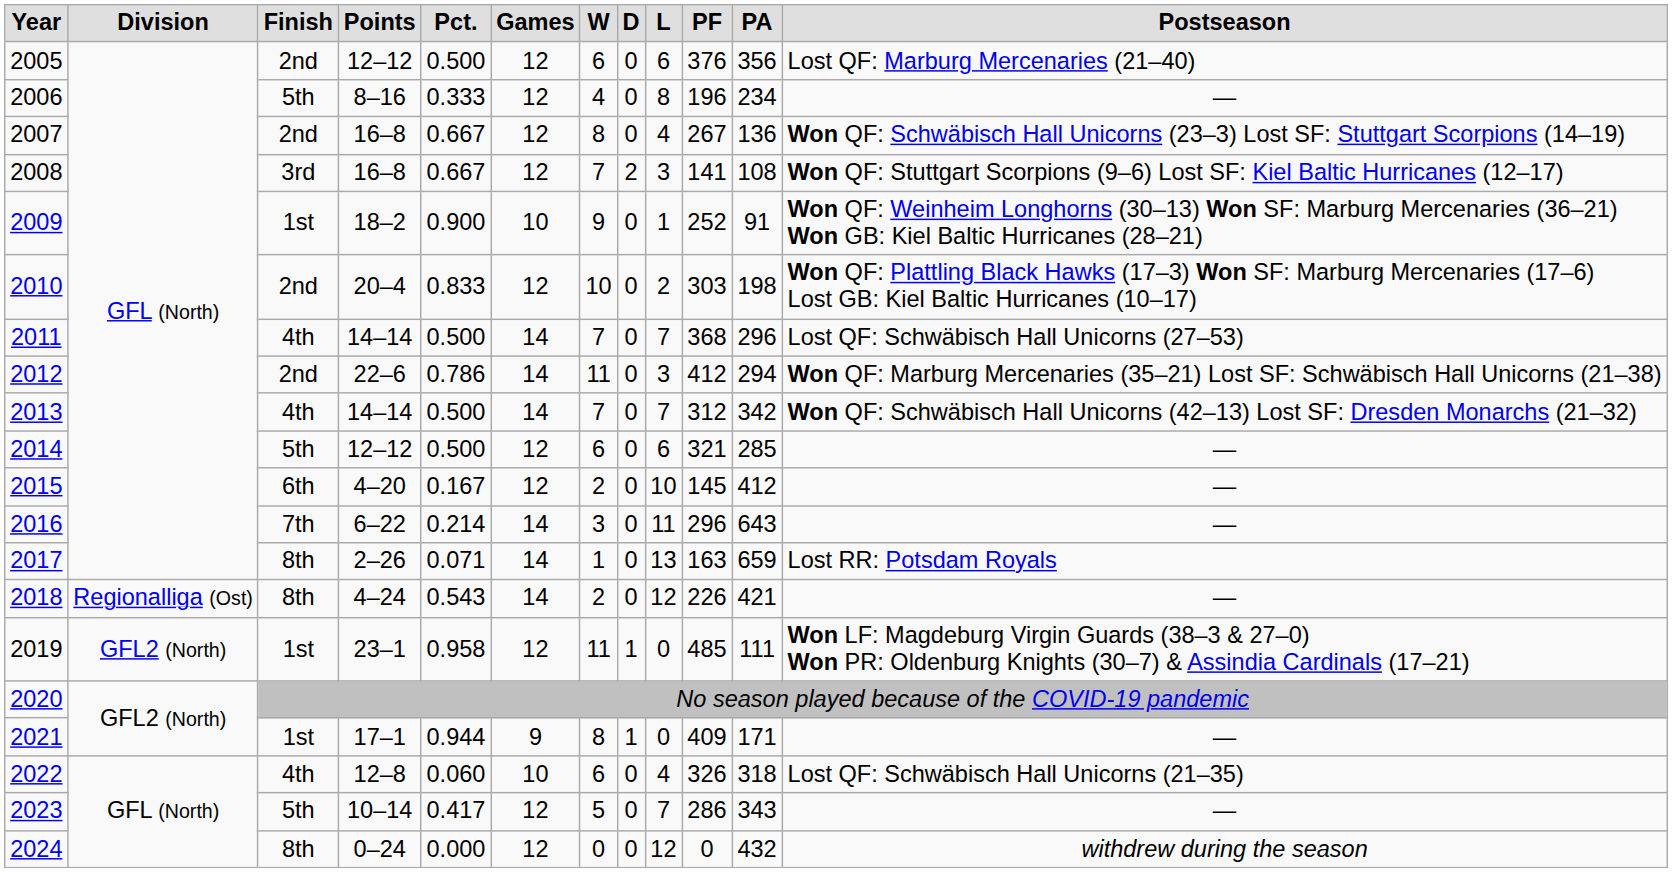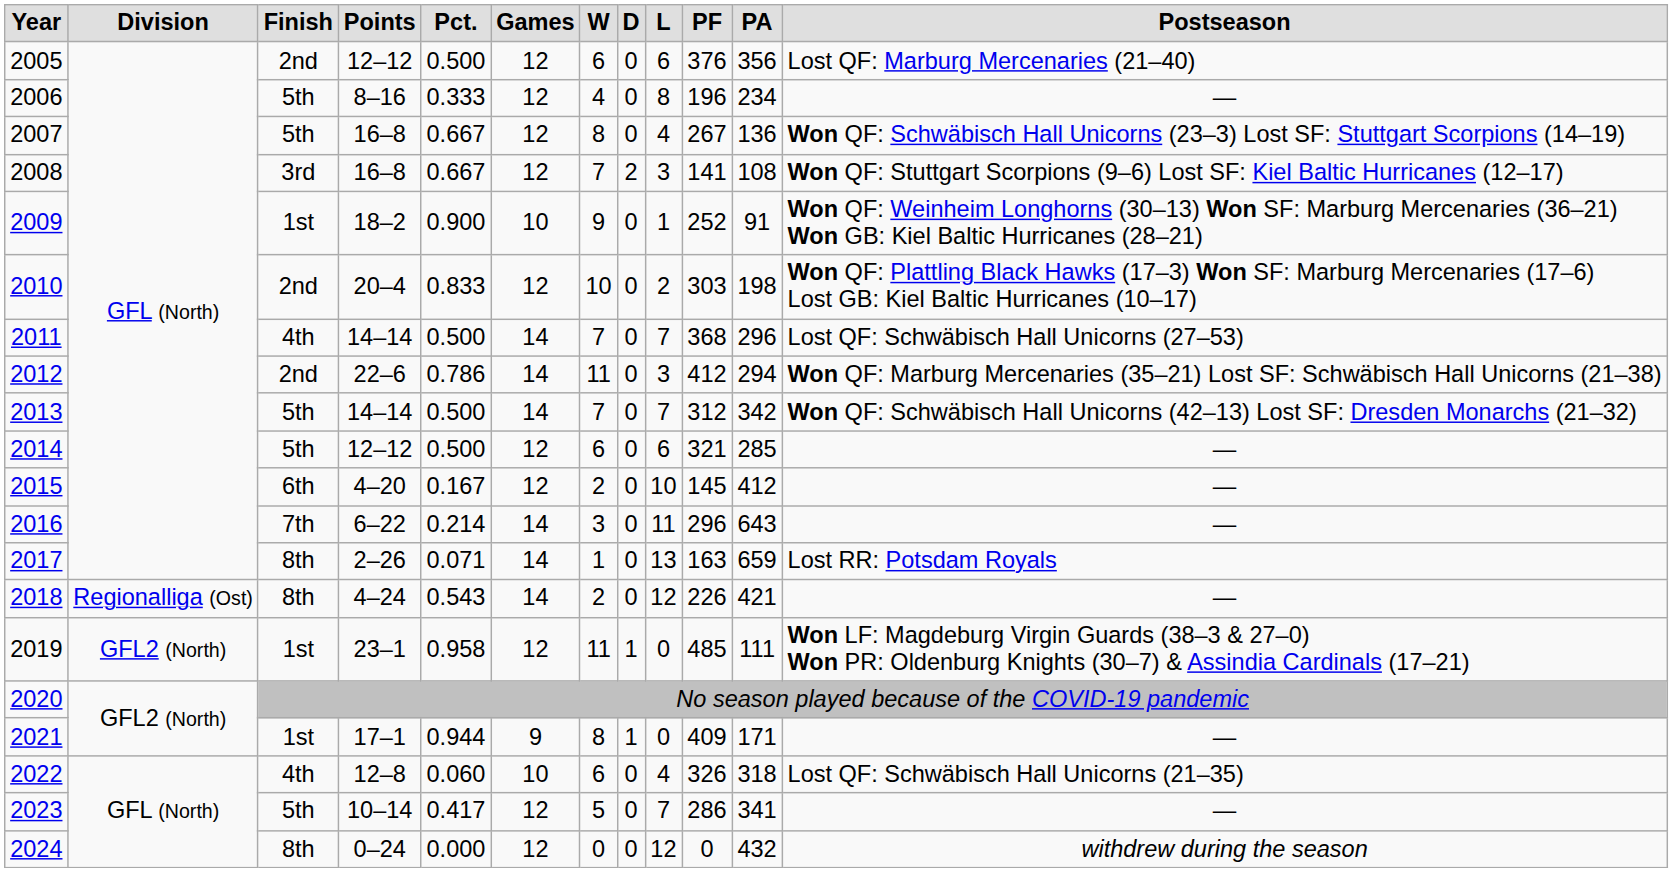(298, 135) 2nd -> (298, 135) 5th
(298, 411) 4th -> (298, 411) 5th
(757, 811) 343 -> (757, 811) 341
